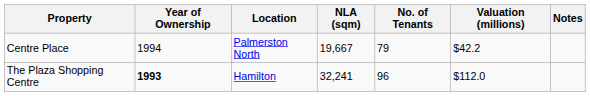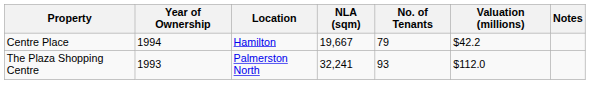(261, 48) Palmerston North -> (255, 42) Hamilton
(149, 77) bold -> (149, 65) normal
(255, 77) Hamilton -> (261, 65) Palmerston North
(383, 77) 96 -> (383, 65) 93
